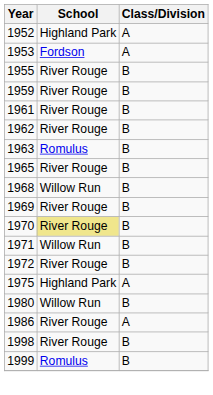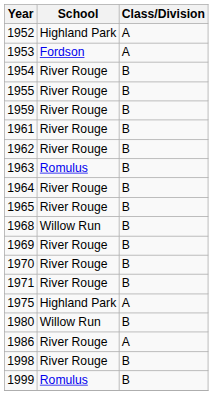+ row: (21, 71)
+ row: (21, 187)
(74, 226) khaki background -> (74, 264) no background
(70, 245) Willow Run -> (74, 284) River Rouge
- row: (21, 264)
